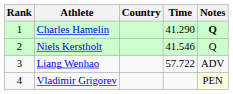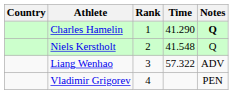columns swapped: (19, 13) <-> (141, 13)
(180, 47) 41.546 -> (180, 47) 41.548
(180, 64) 57.722 -> (180, 64) 57.322
(213, 81) lightyellow background -> (213, 81) no background
